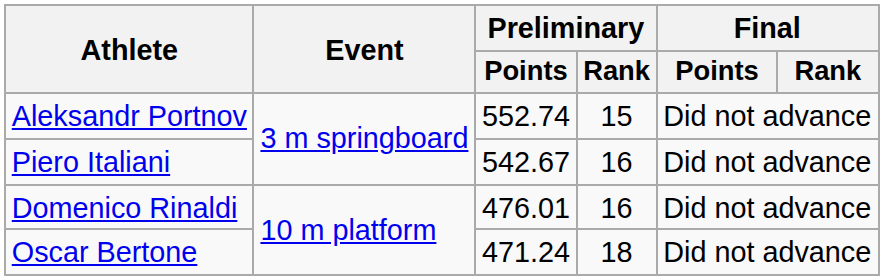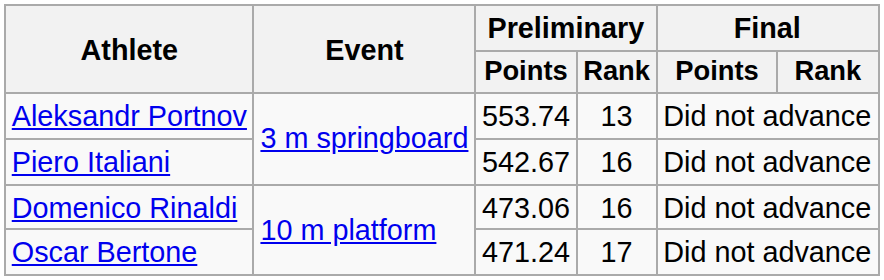(526, 117) 552.74 -> (526, 117) 553.74
(617, 117) 15 -> (617, 117) 13
(526, 208) 476.01 -> (526, 208) 473.06
(617, 253) 18 -> (617, 253) 17
